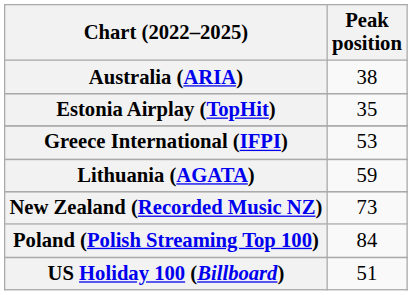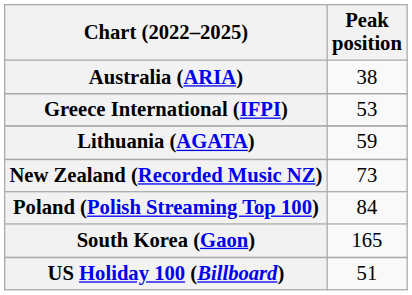- row: (166, 109)
+ row: (166, 240)
